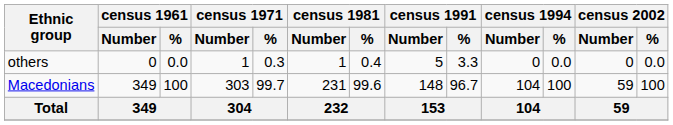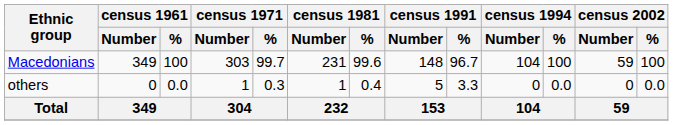rows swapped: (51, 85) <-> (28, 62)
